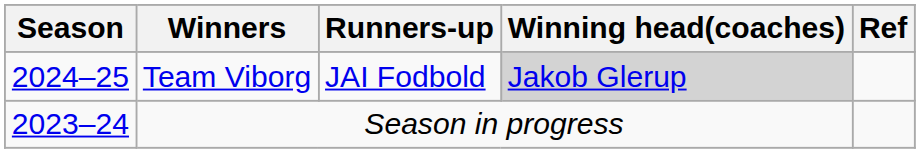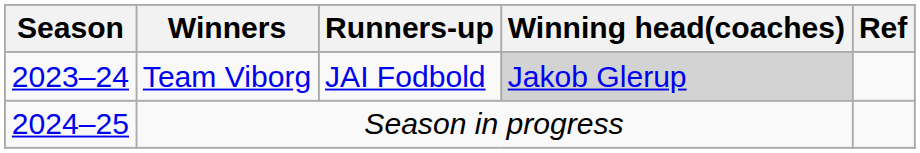(70, 76) 2024–25 -> (70, 76) 2023–24
(70, 123) 2023–24 -> (70, 123) 2024–25
